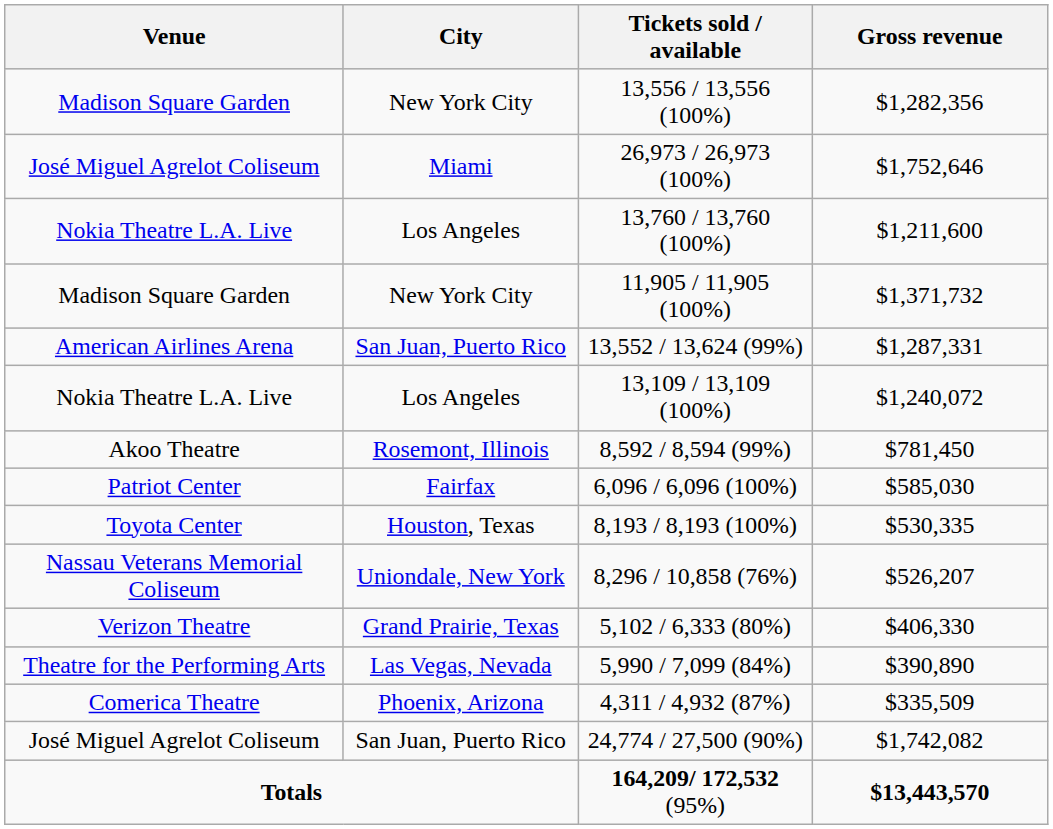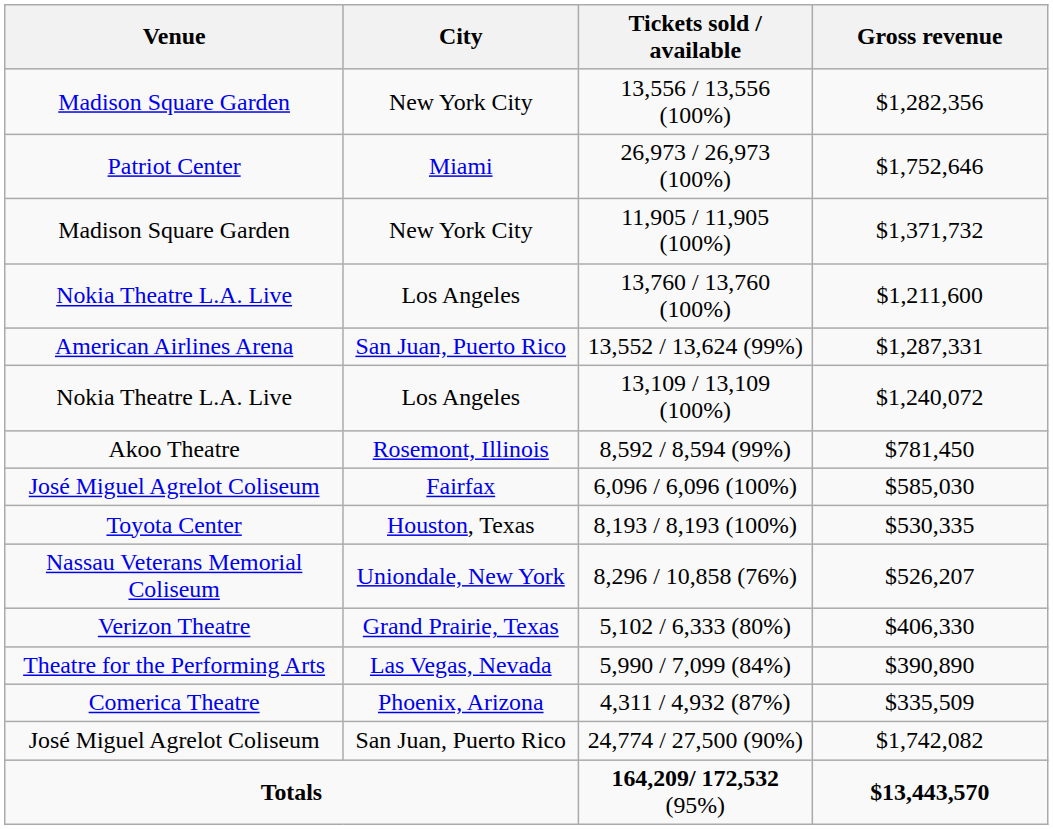(174, 166) José Miguel Agrelot Coliseum -> (174, 166) Patriot Center
rows swapped: (695, 230) <-> (695, 295)
(174, 486) Patriot Center -> (174, 486) José Miguel Agrelot Coliseum
